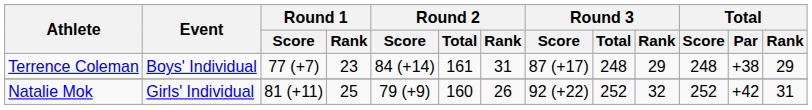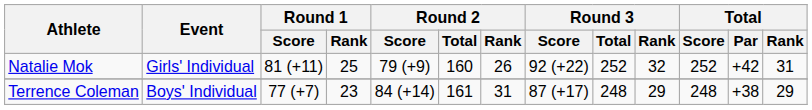rows swapped: (50, 92) <-> (74, 67)
